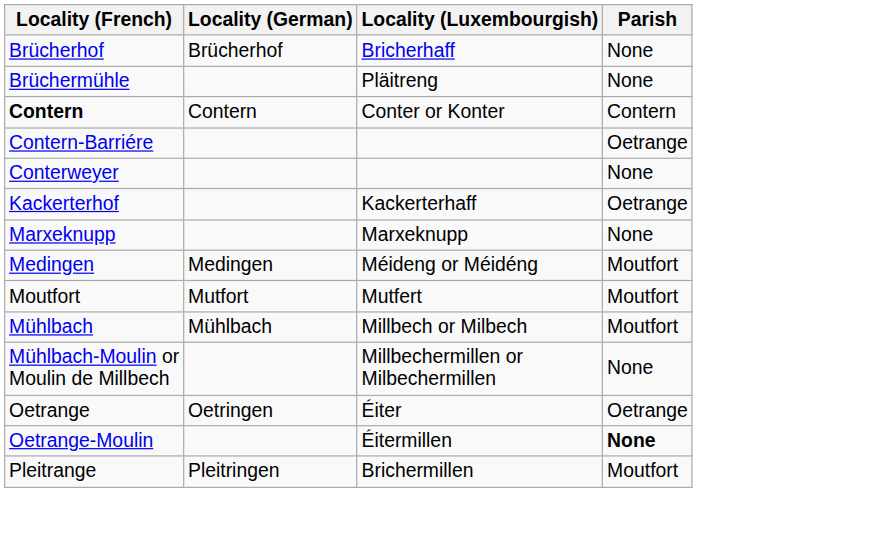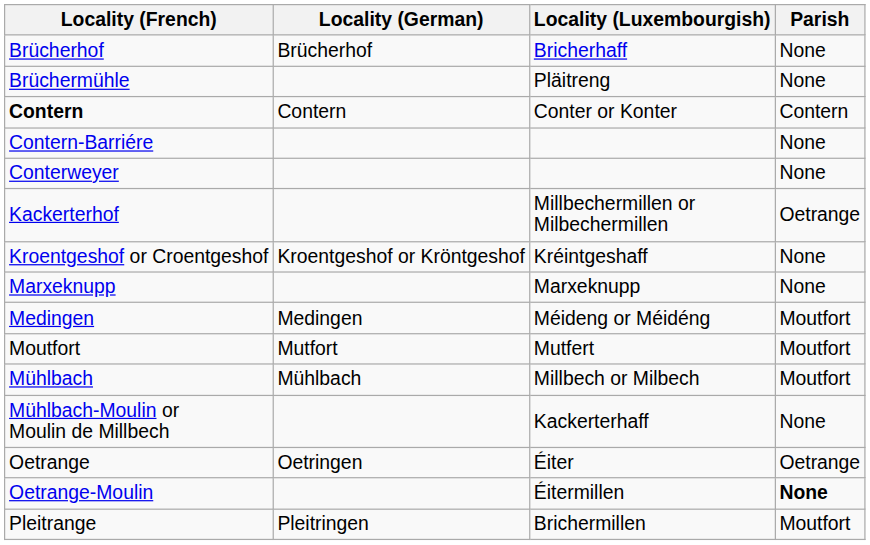(647, 142) Oetrange -> (803, 142) None
(419, 204) Kackerterhaff -> (615, 214) Millbechermillen or Milbechermillen
+ row: (139, 256)
(442, 368) Millbechermillen or Milbechermillen -> (591, 420) Kackerterhaff
